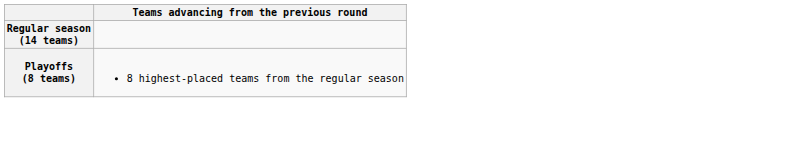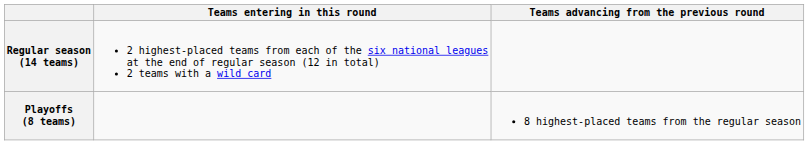+ column: (292, 13)
